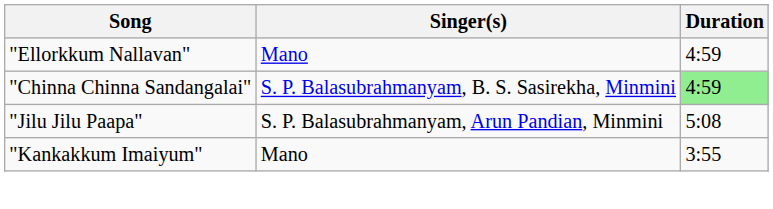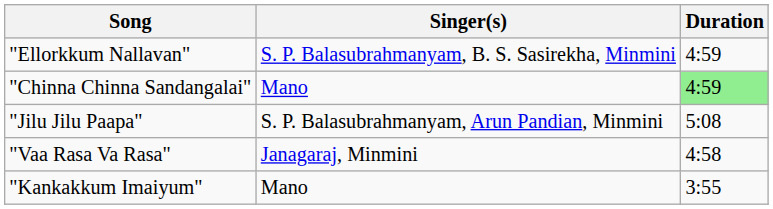(284, 54) Mano -> (468, 54) S. P. Balasubrahmanyam, B. S. Sasirekha, Minmini
(468, 88) S. P. Balasubrahmanyam, B. S. Sasirekha, Minmini -> (284, 88) Mano
+ row: (90, 154)
